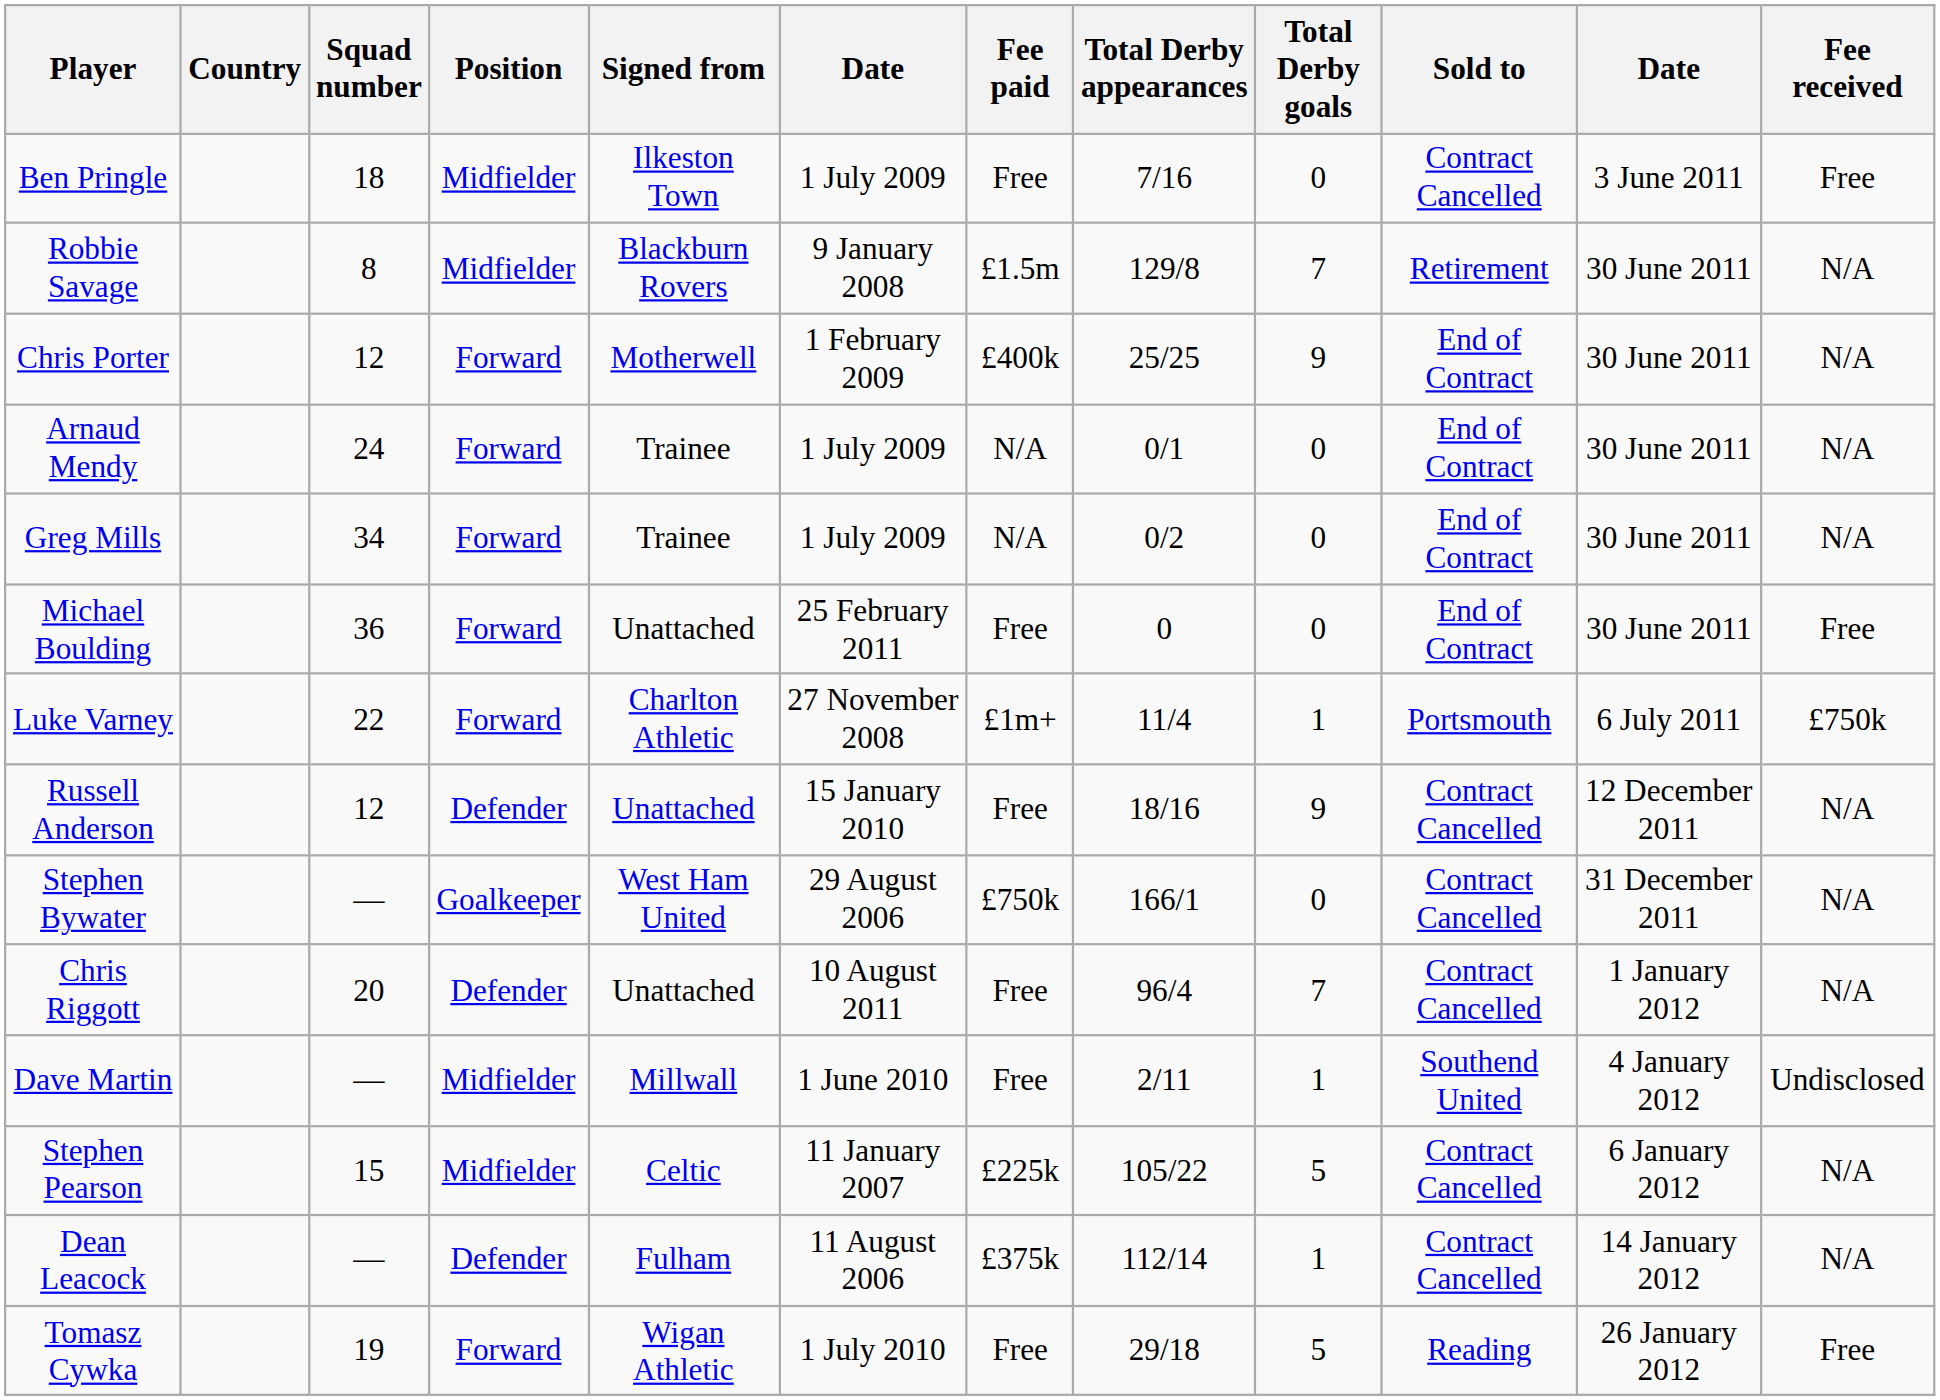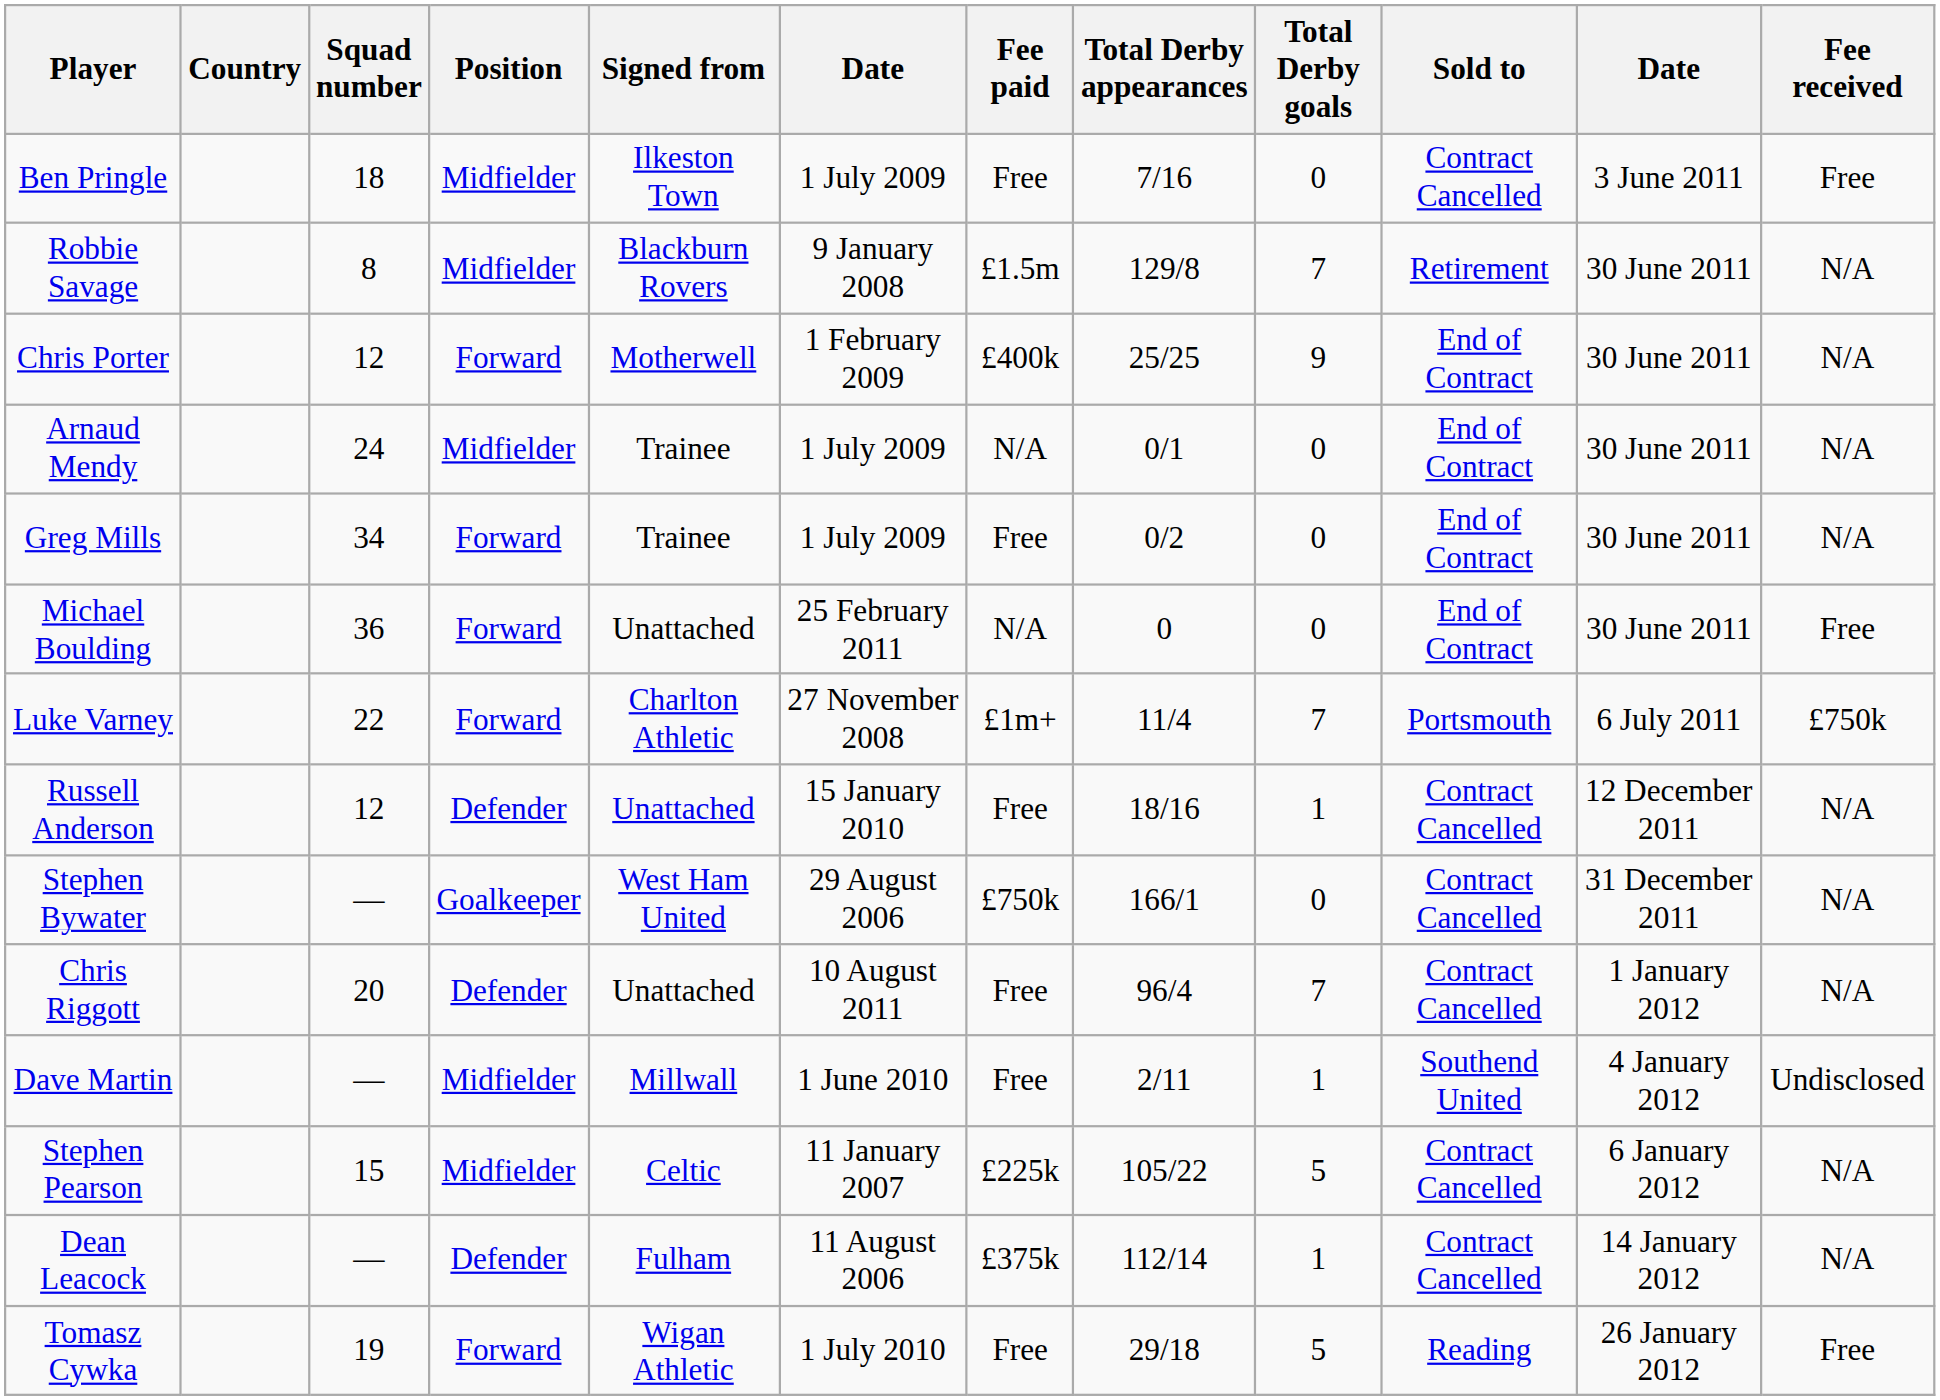(509, 448) Forward -> (509, 448) Midfielder
(1020, 538) N/A -> (1020, 538) Free
(1020, 628) Free -> (1020, 628) N/A
(1318, 718) 1 -> (1318, 718) 7
(1318, 808) 9 -> (1318, 808) 1
